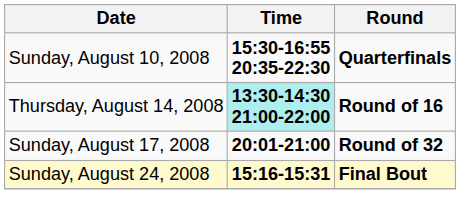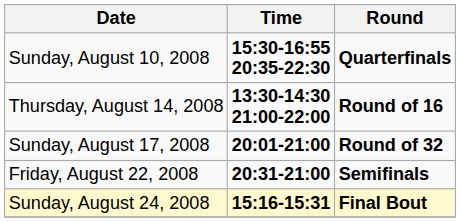(281, 106) paleturquoise background -> (281, 106) no background
+ row: (104, 174)
